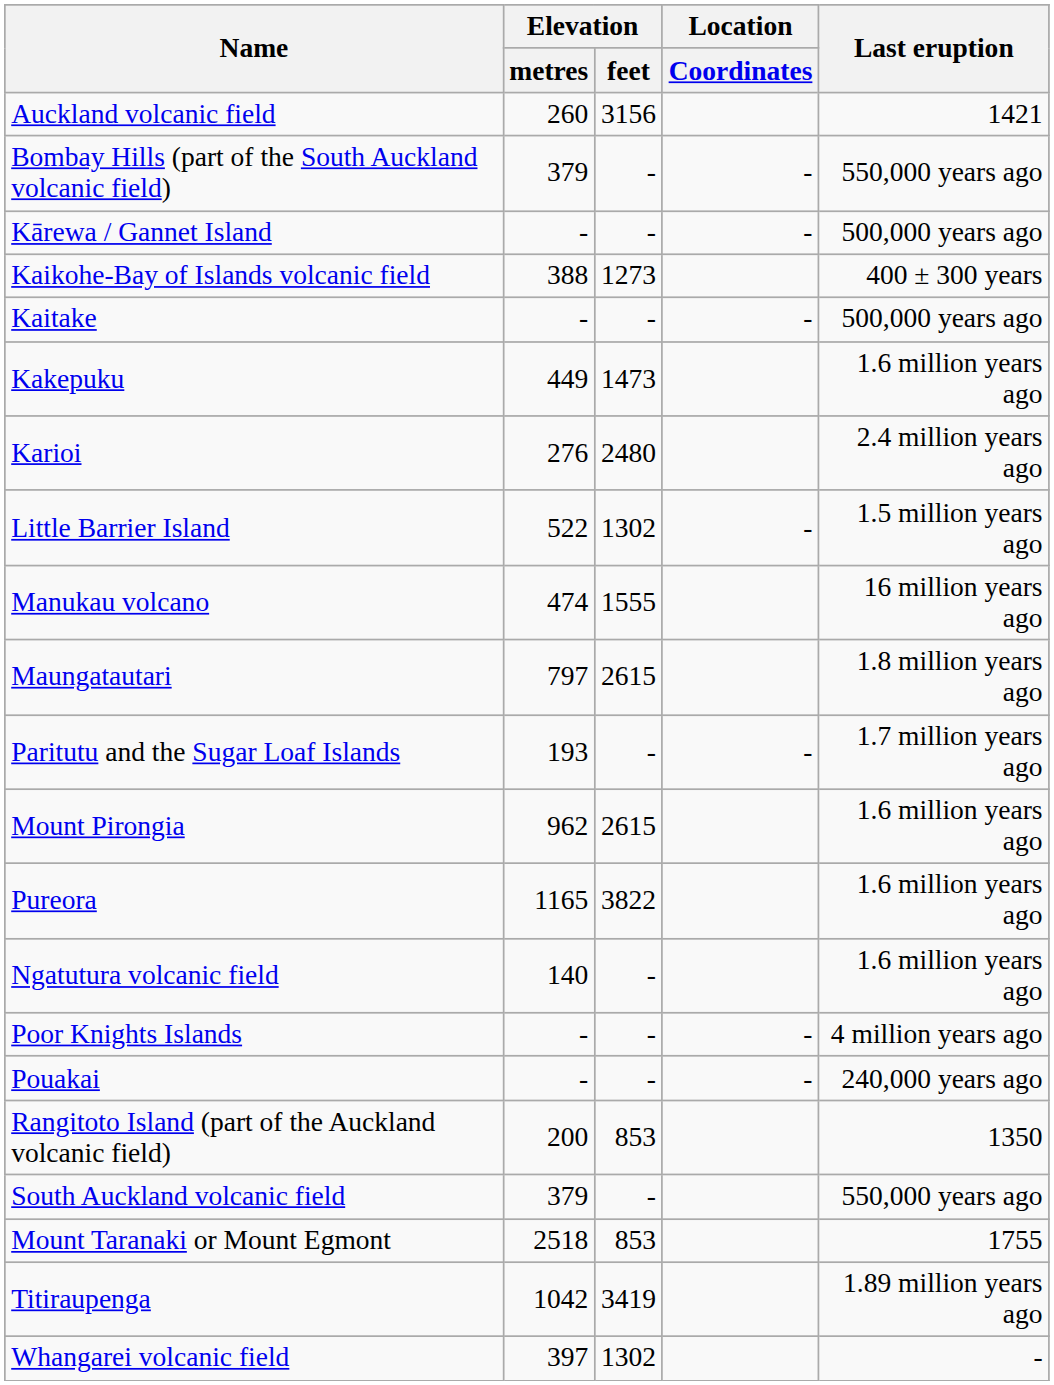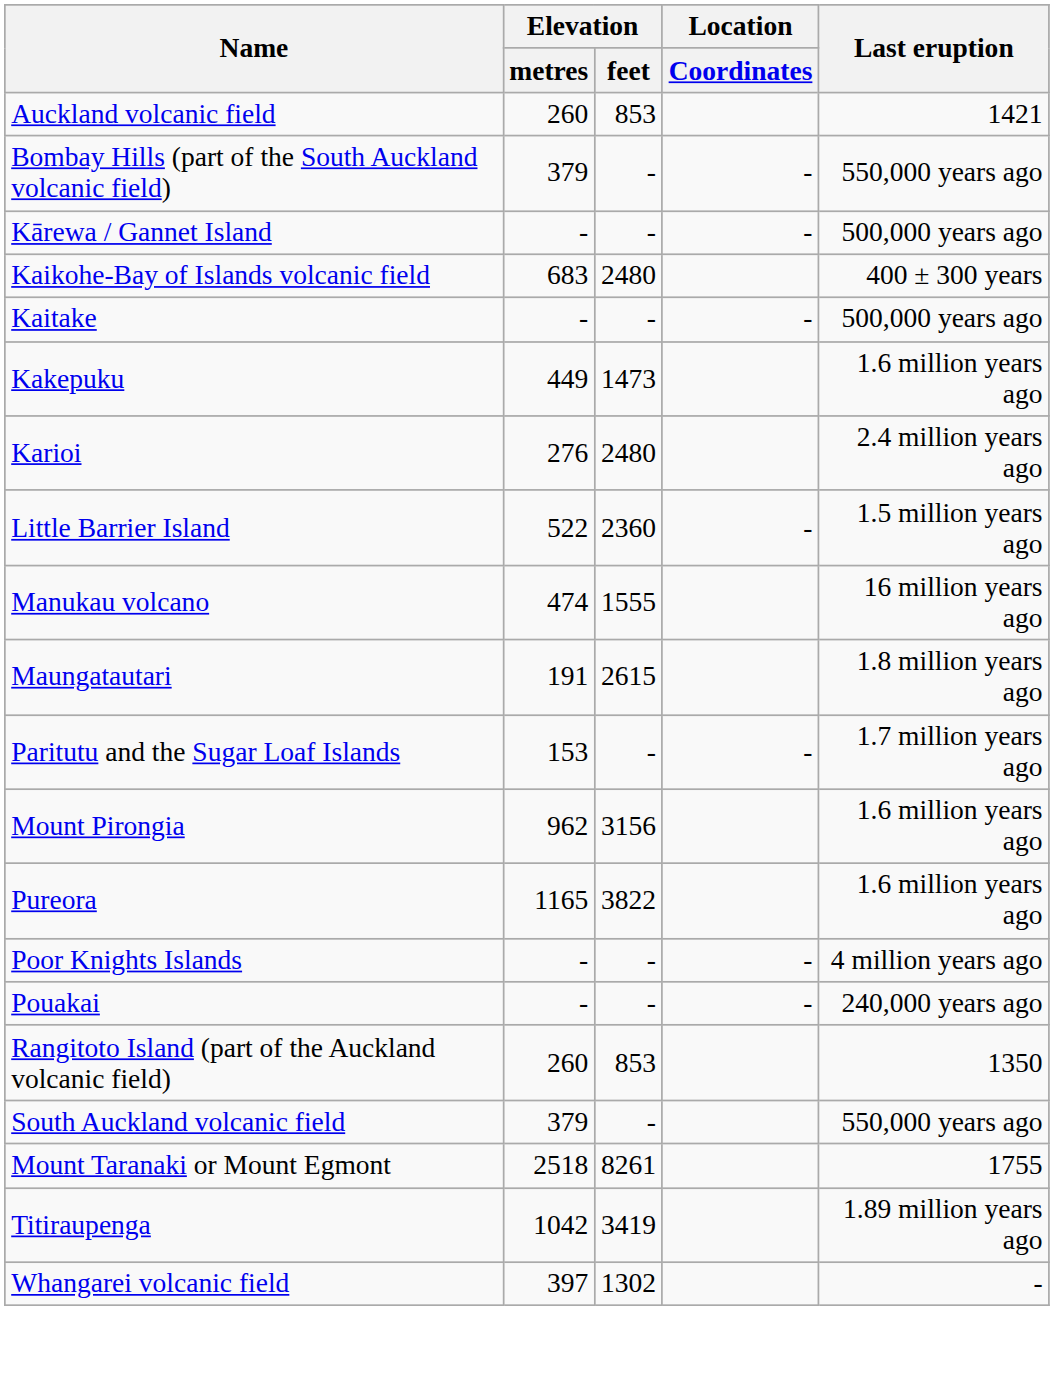(628, 113) 3156 -> (635, 113) 853
(568, 275) 388 -> (568, 275) 683
(628, 275) 1273 -> (628, 275) 2480
(628, 527) 1302 -> (628, 527) 2360
(568, 676) 797 -> (568, 676) 191
(568, 751) 193 -> (568, 751) 153
(628, 825) 2615 -> (628, 825) 3156
- row: (145, 975)
(568, 1137) 200 -> (568, 1062) 260
(635, 1239) 853 -> (628, 1165) 8261
